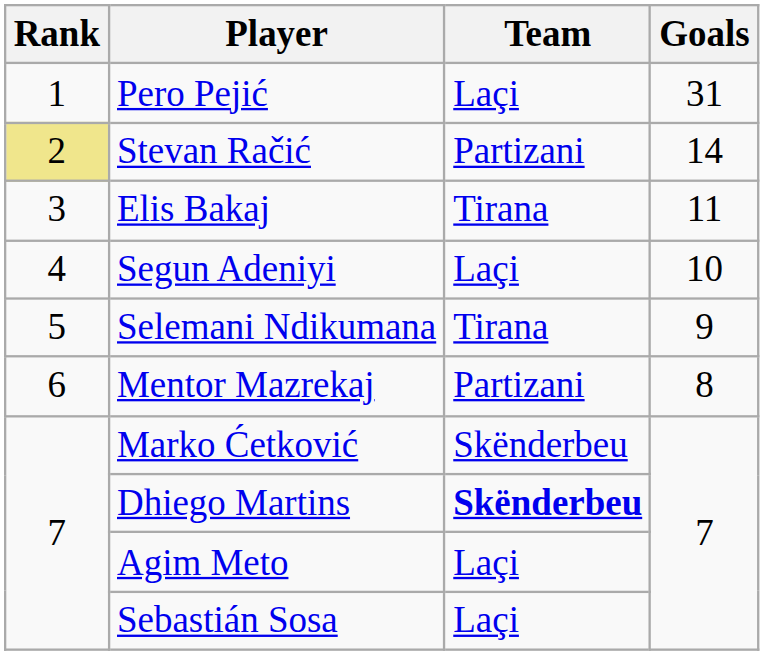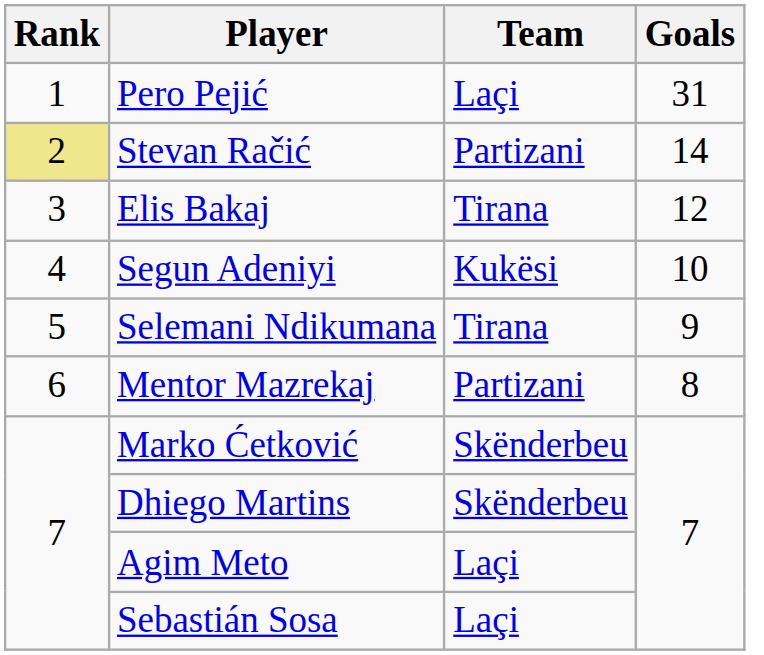(704, 209) 11 -> (690, 209) 12
(486, 268) Laçi -> (506, 268) Kukësi
(548, 502) bold -> (540, 502) normal
